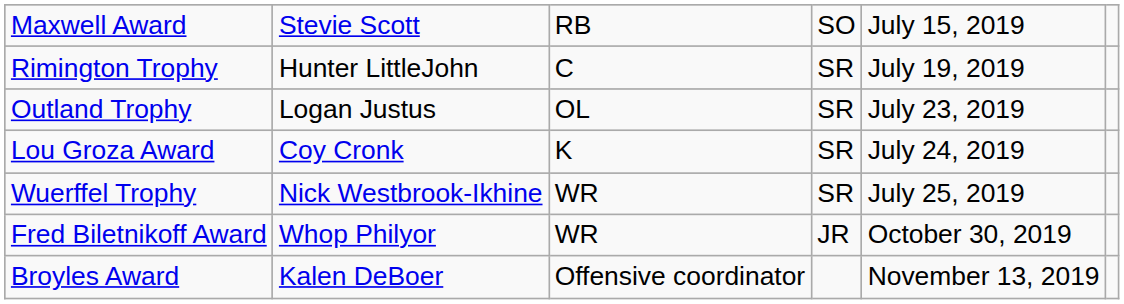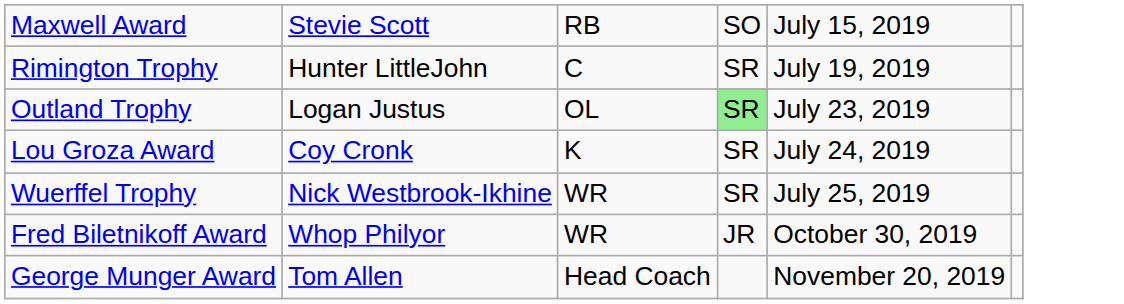(836, 109) no background -> (741, 109) lightgreen background
- row: (95, 276)
+ row: (143, 276)
